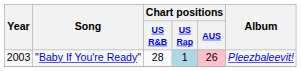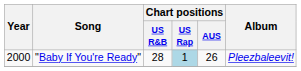(19, 58) 2003 -> (19, 58) 2000
(212, 58) pink background -> (212, 58) no background
